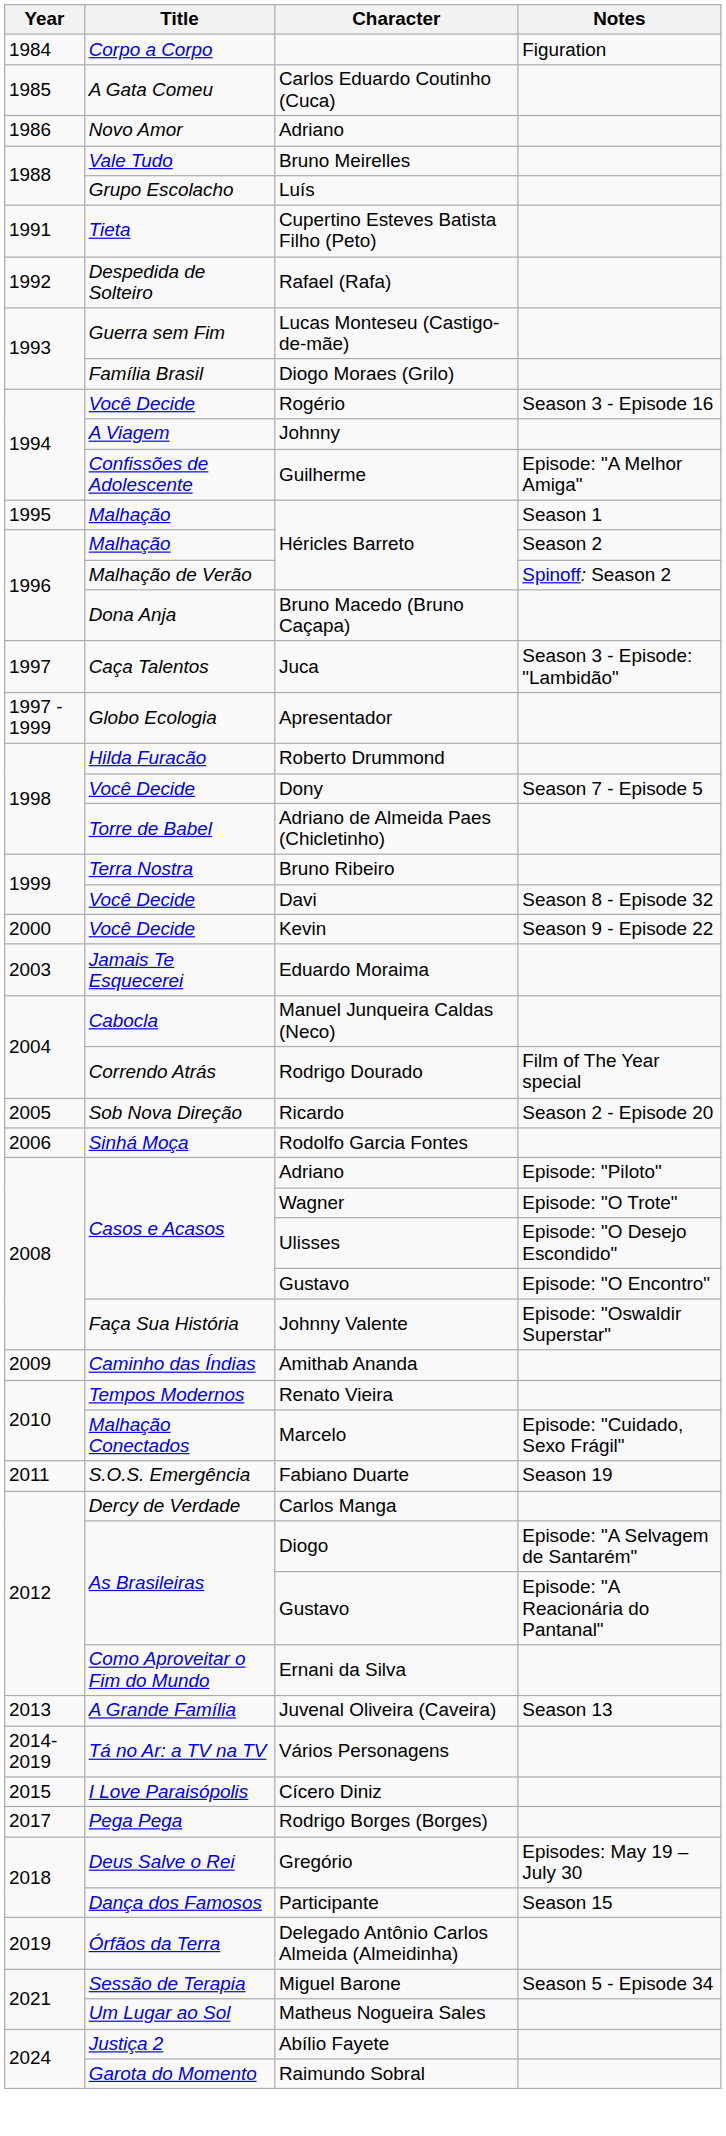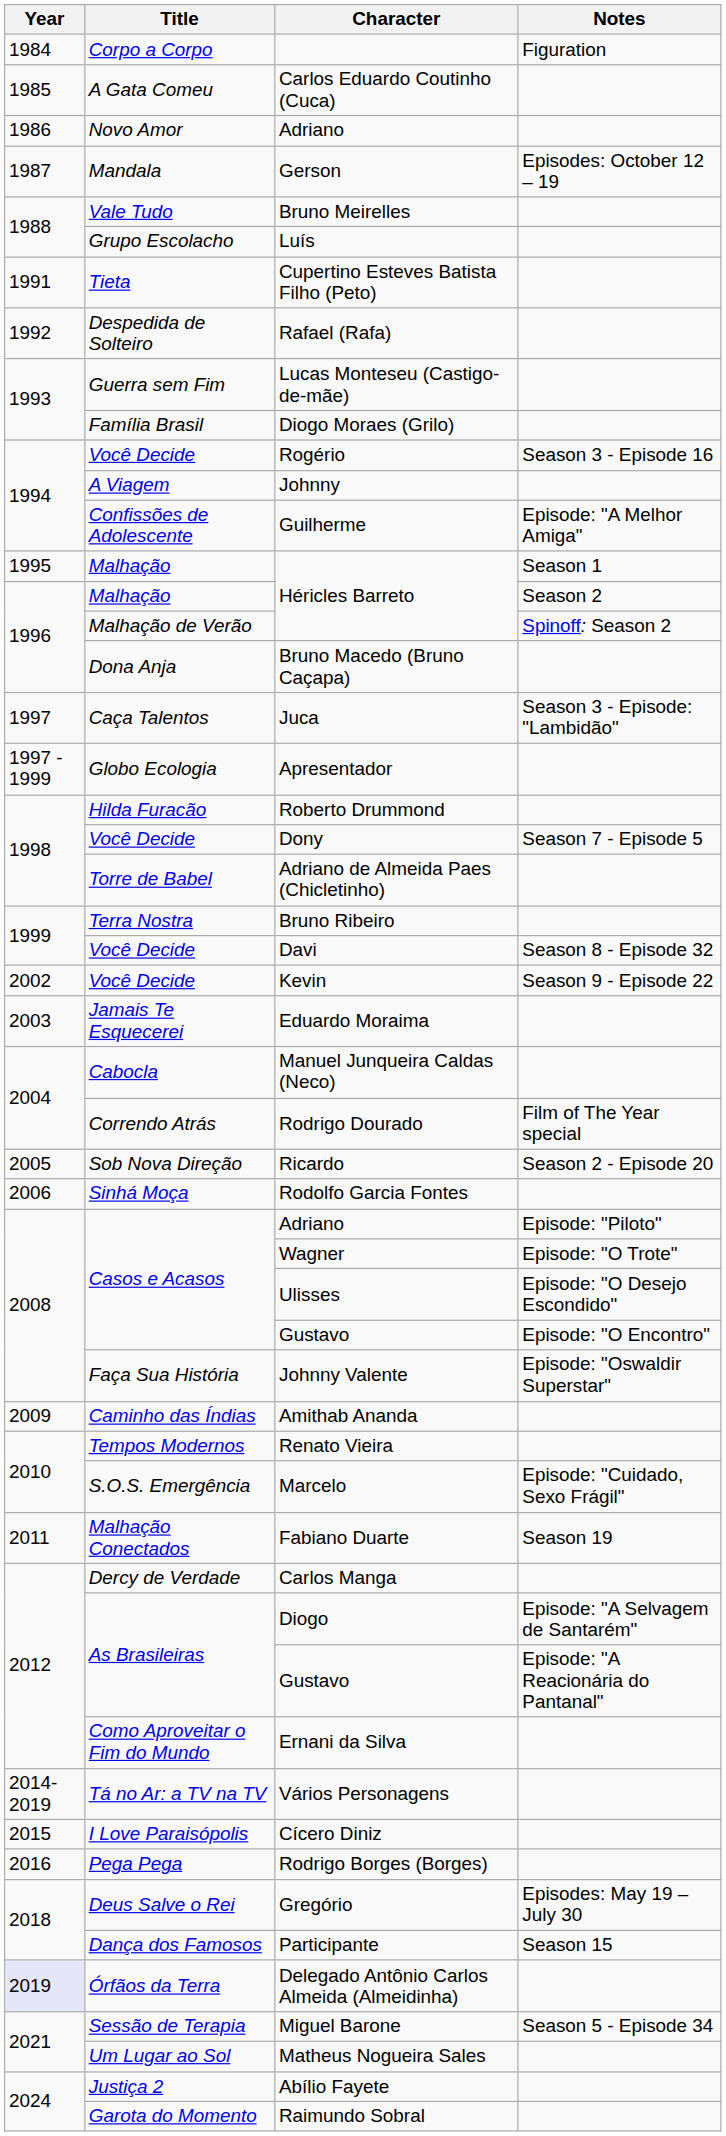+ row: (310, 171)
(30, 929) 2000 -> (30, 980) 2002
(139, 1435) Malhação Conectados -> (170, 1486) S.O.S. Emergência
(170, 1475) S.O.S. Emergência -> (139, 1537) Malhação Conectados
- row: (388, 1710)
(30, 1821) 2017 -> (30, 1864) 2016
(30, 1943) no background -> (30, 1985) lavender background
